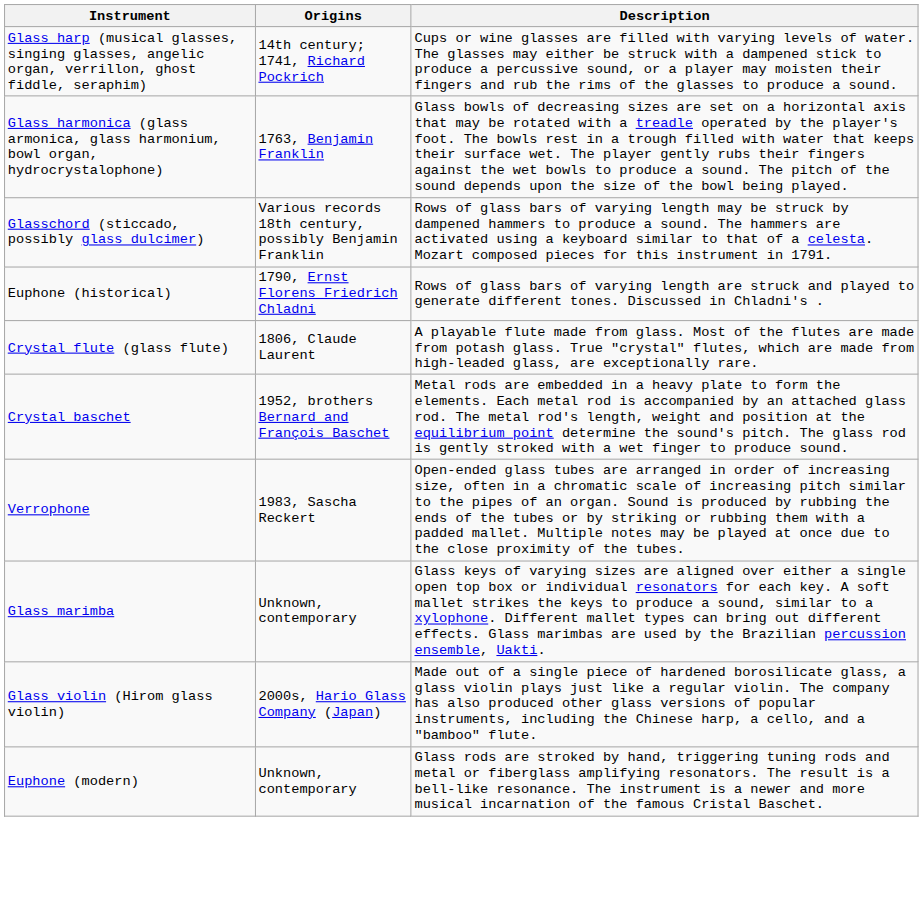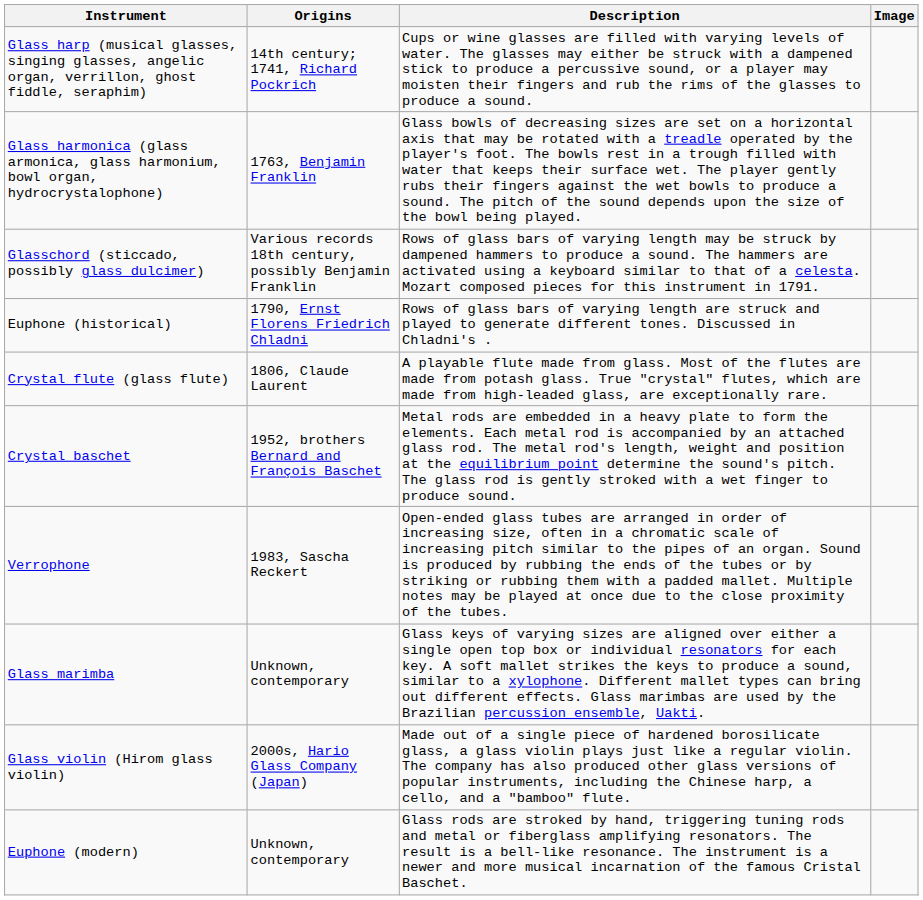+ column: (894, 16)
